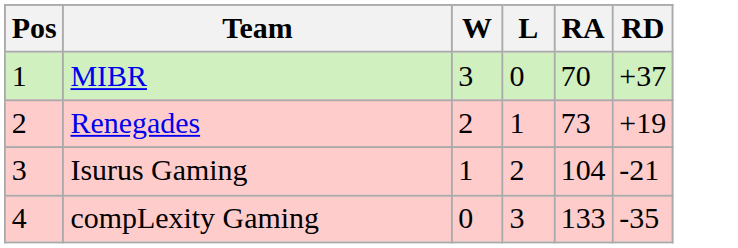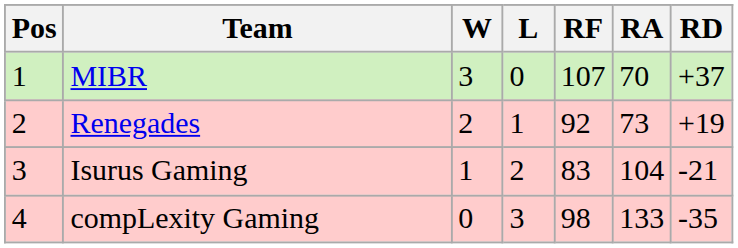+ column: (583, 28)
